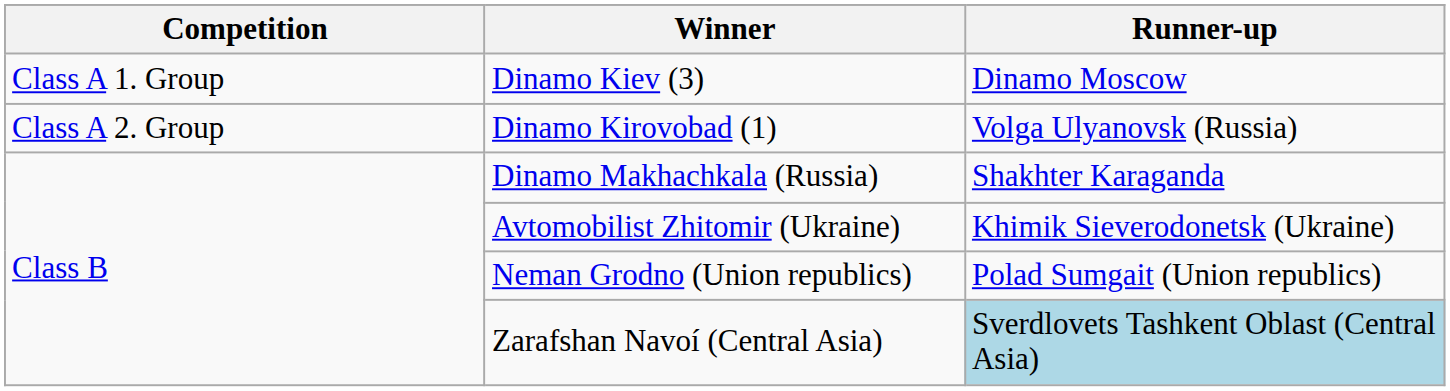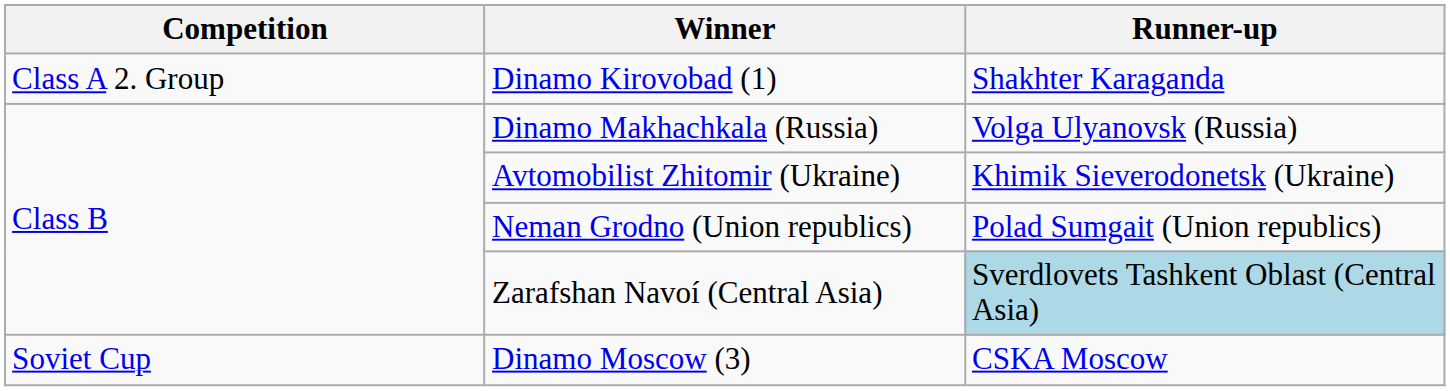- row: (598, 78)
(1135, 127) Volga Ulyanovsk (Russia) -> (1098, 78) Shakhter Karaganda
(1098, 176) Shakhter Karaganda -> (1135, 127) Volga Ulyanovsk (Russia)
+ row: (621, 359)
